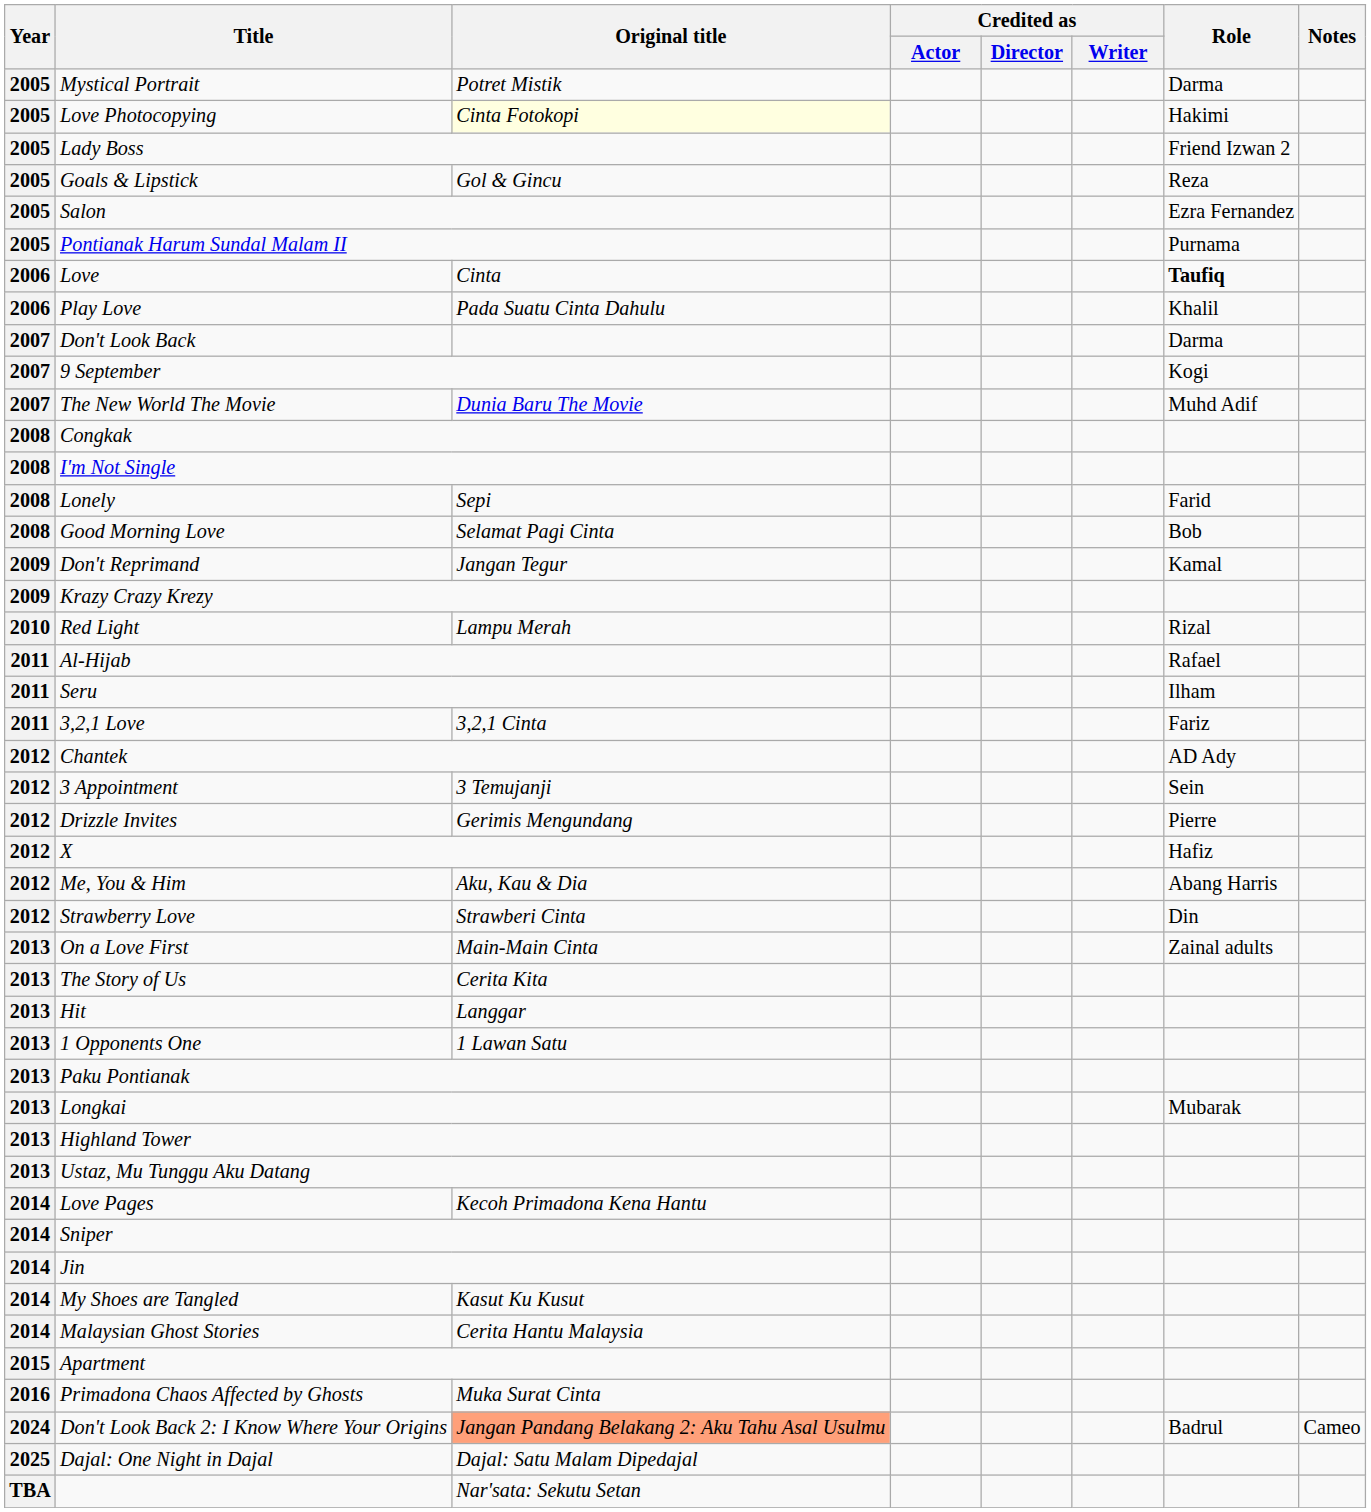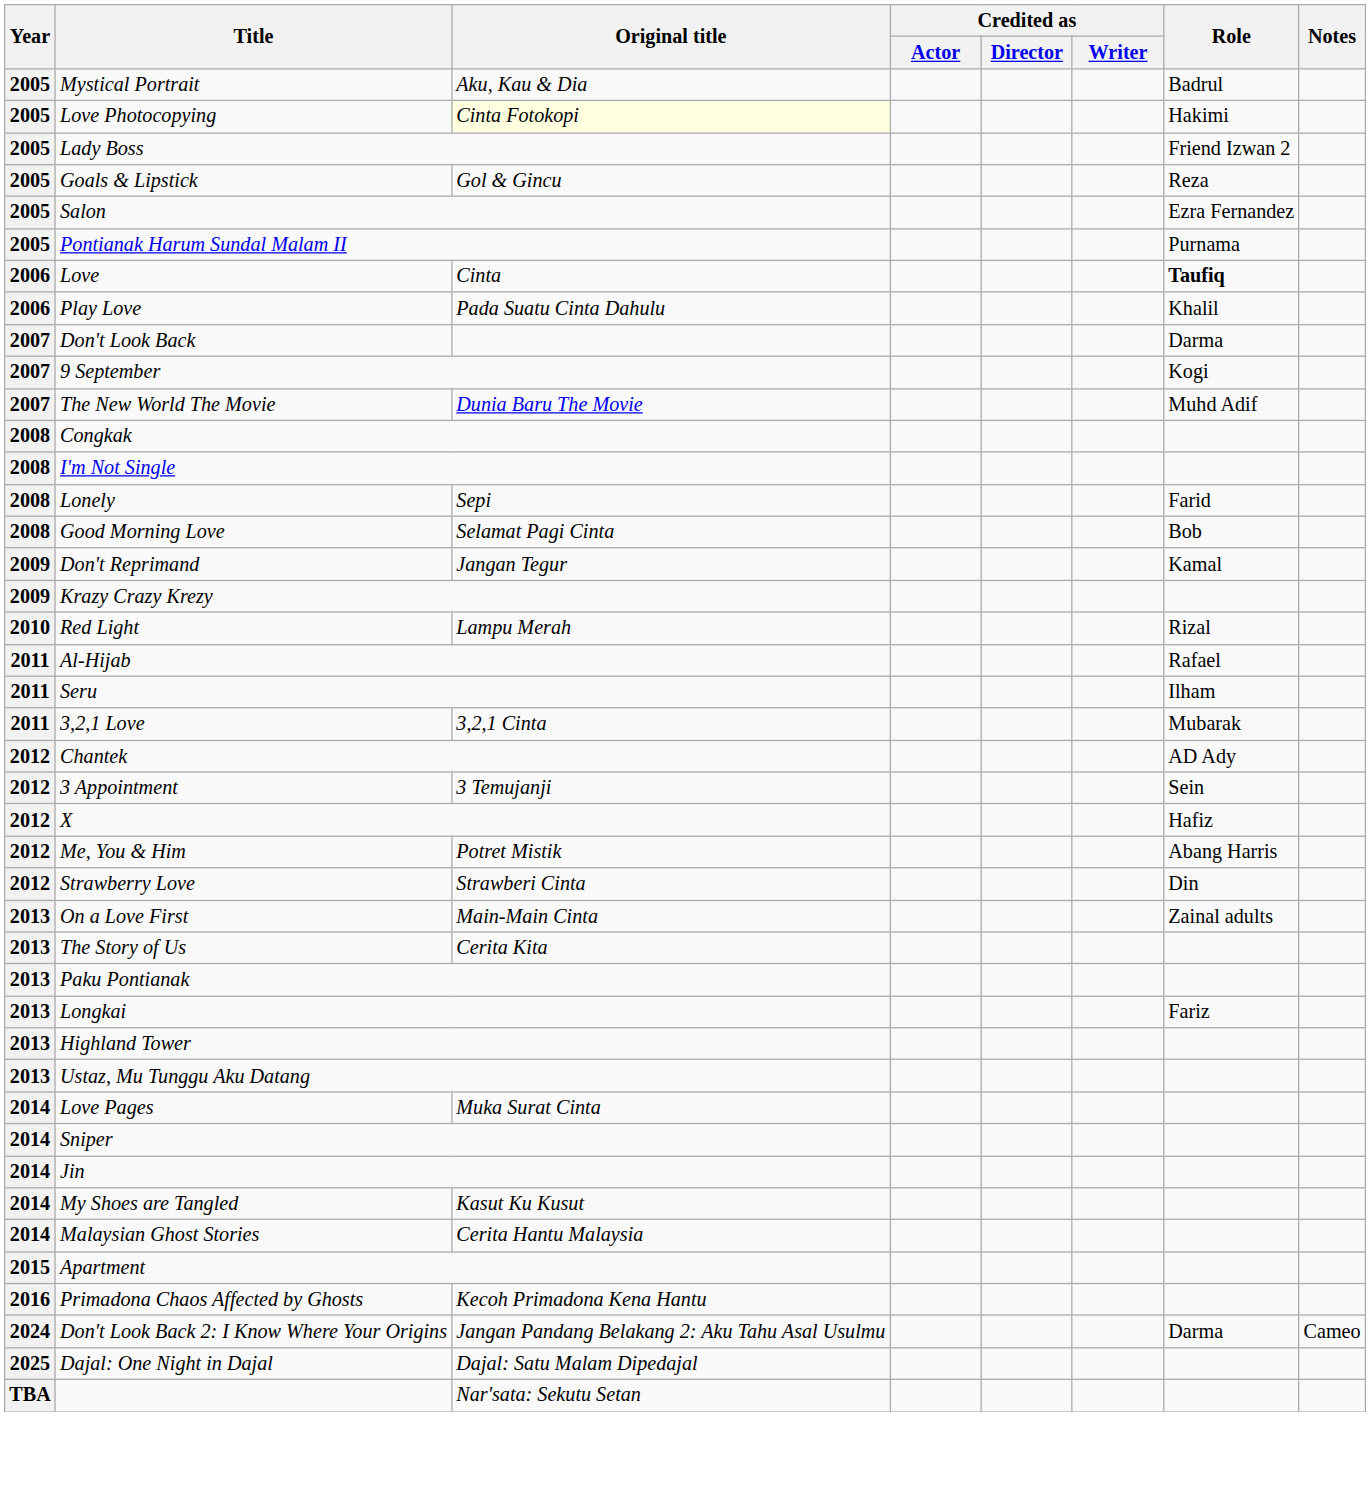(509, 84) Potret Mistik -> (522, 84) Aku, Kau & Dia
(1196, 84) Darma -> (1196, 84) Badrul
(1189, 723) Fariz -> (1205, 723) Mubarak
- row: (119, 819)
(522, 883) Aku, Kau & Dia -> (509, 851) Potret Mistik
- row: (73, 1011)
- row: (131, 1043)
(1205, 1107) Mubarak -> (1189, 1011) Fariz
(581, 1203) Kecoh Primadona Kena Hantu -> (529, 1107) Muka Surat Cinta
(529, 1395) Muka Surat Cinta -> (581, 1299) Kecoh Primadona Kena Hantu
(671, 1427) lightsalmon background -> (671, 1331) no background
(1196, 1427) Badrul -> (1196, 1331) Darma
